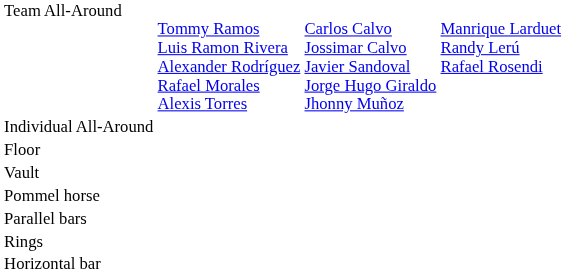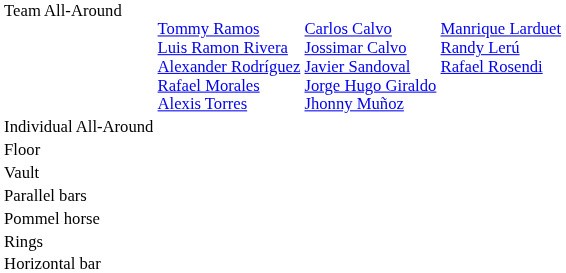rows swapped: (45, 218) <-> (52, 195)
